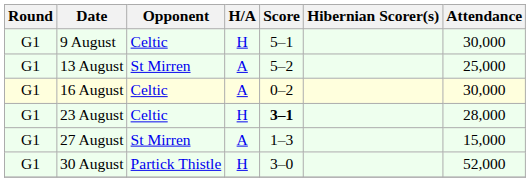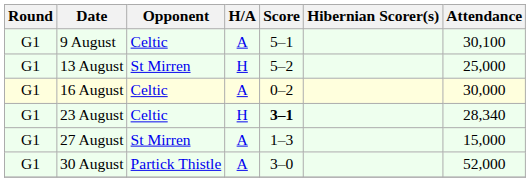(242, 41) H -> (242, 41) A
(484, 41) 30,000 -> (484, 41) 30,100
(242, 66) A -> (242, 66) H
(484, 115) 28,000 -> (484, 115) 28,340
(242, 164) H -> (242, 164) A
